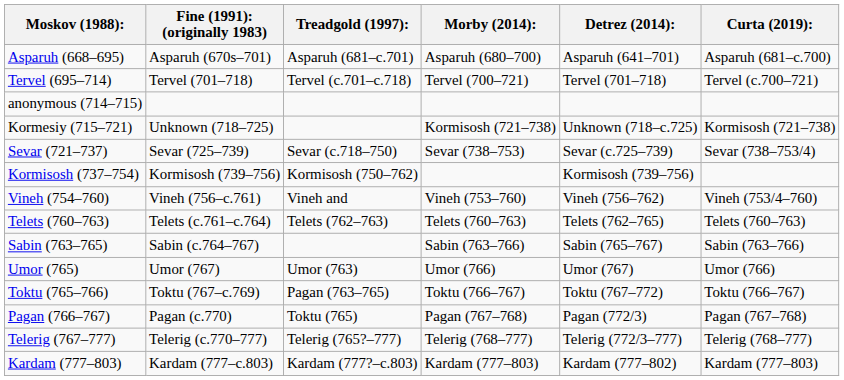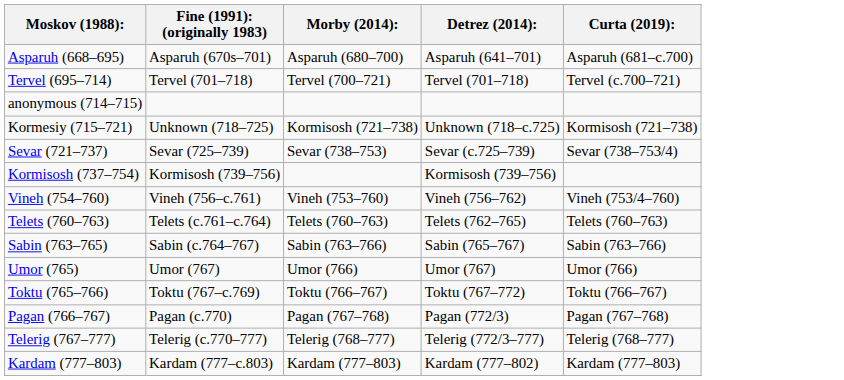- column: (352, 24)
